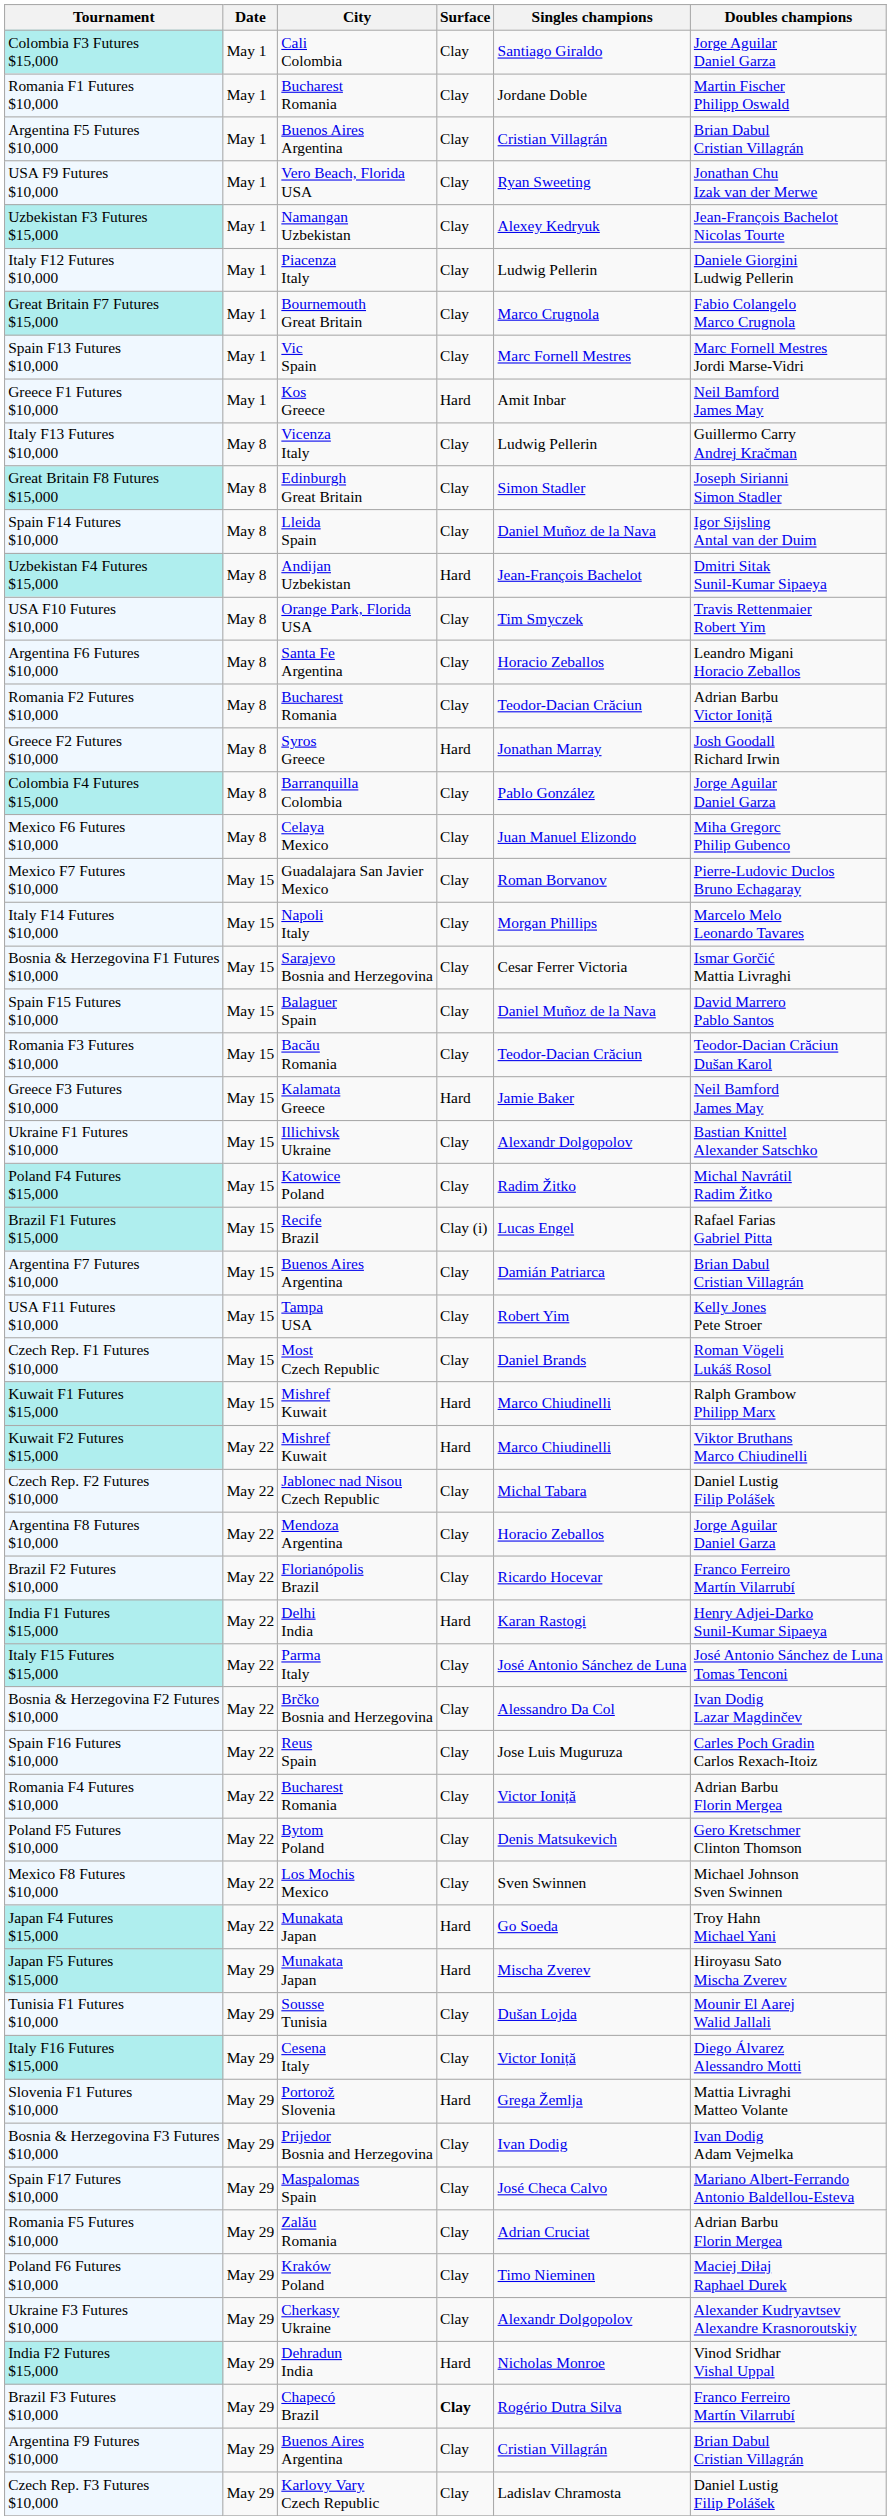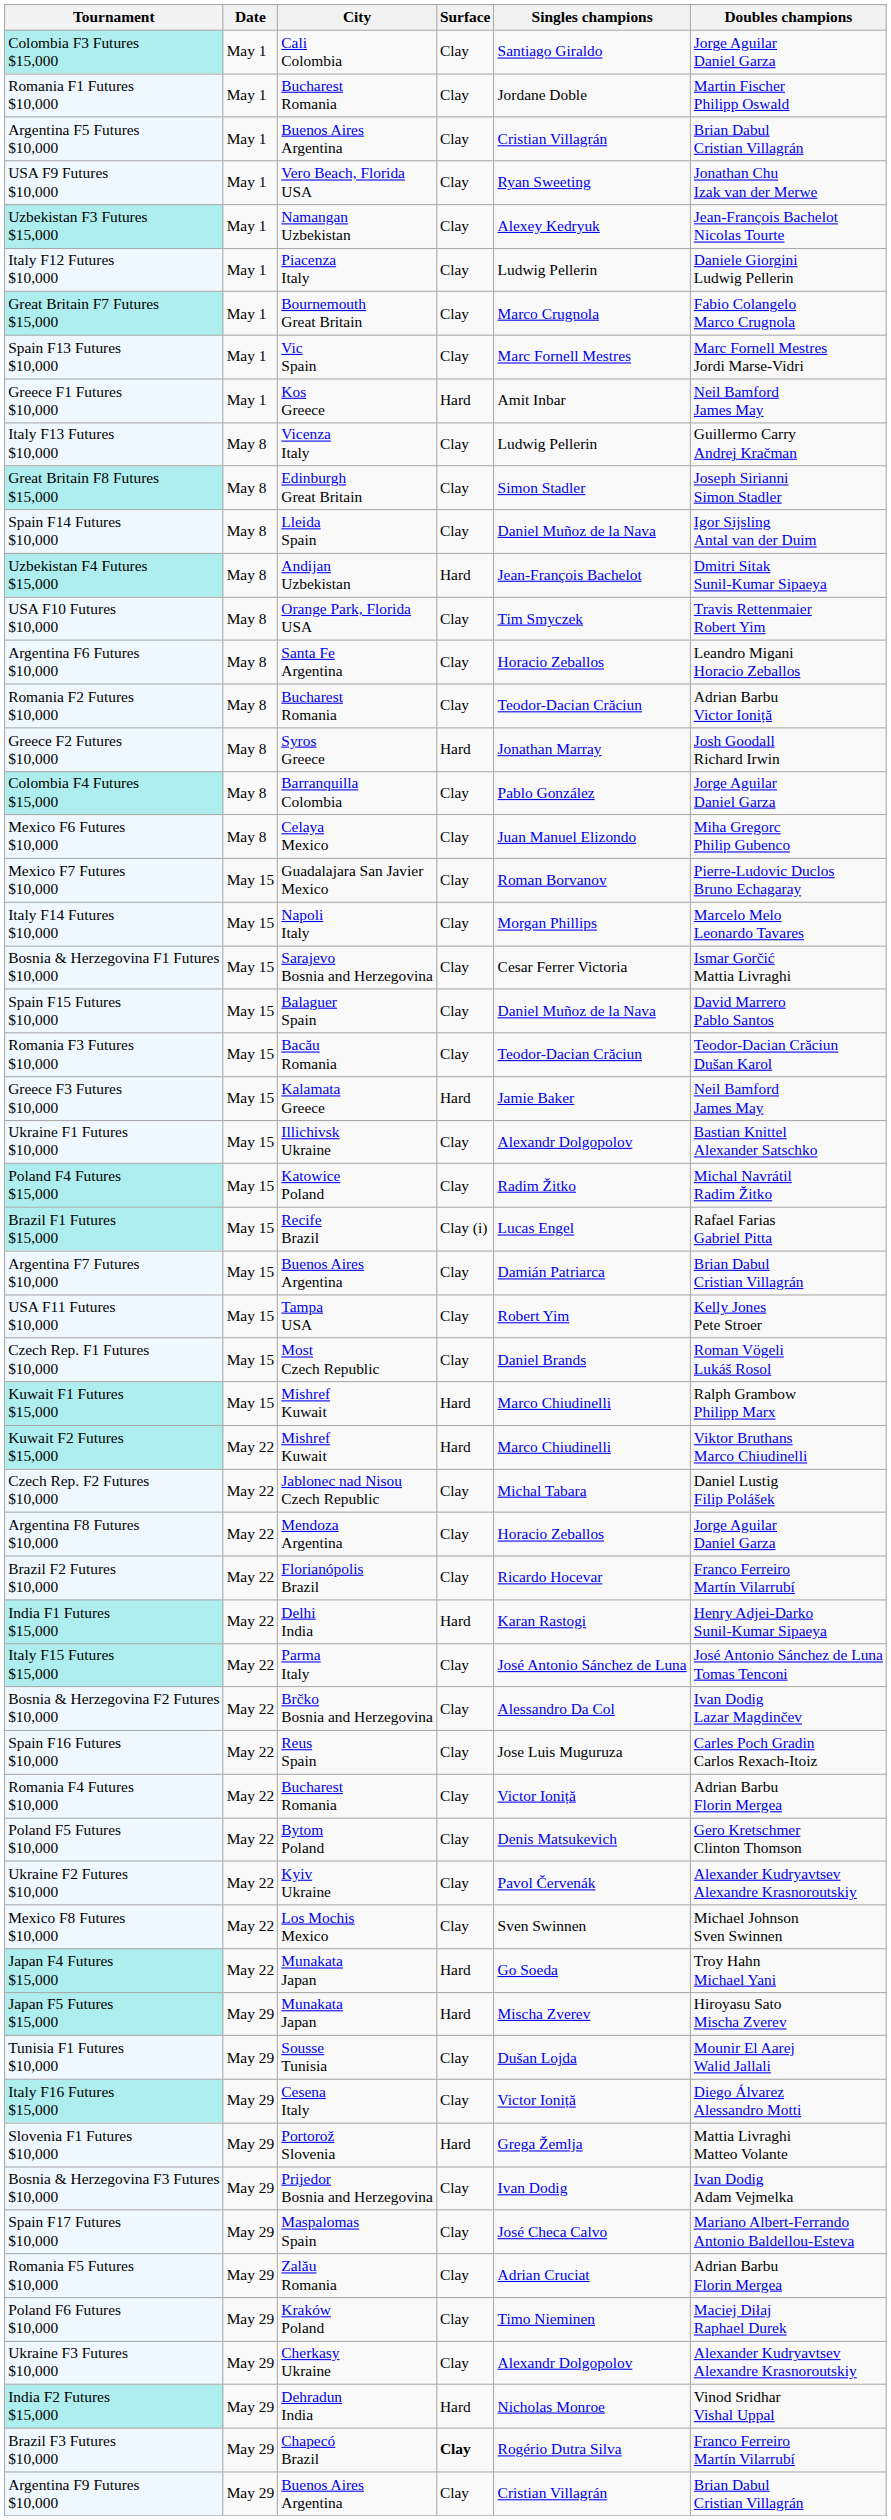+ row: (68, 1883)
- row: (79, 2493)
